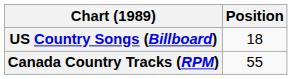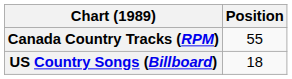rows swapped: (113, 62) <-> (113, 39)
